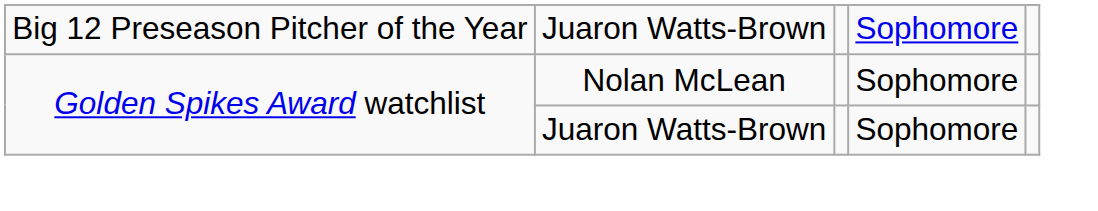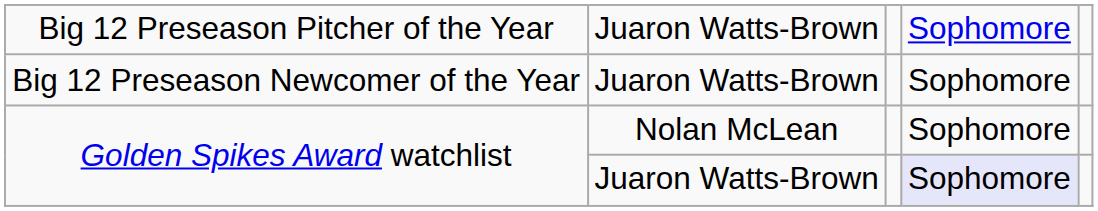+ row: (296, 79)
(937, 129) no background -> (989, 179) lavender background
